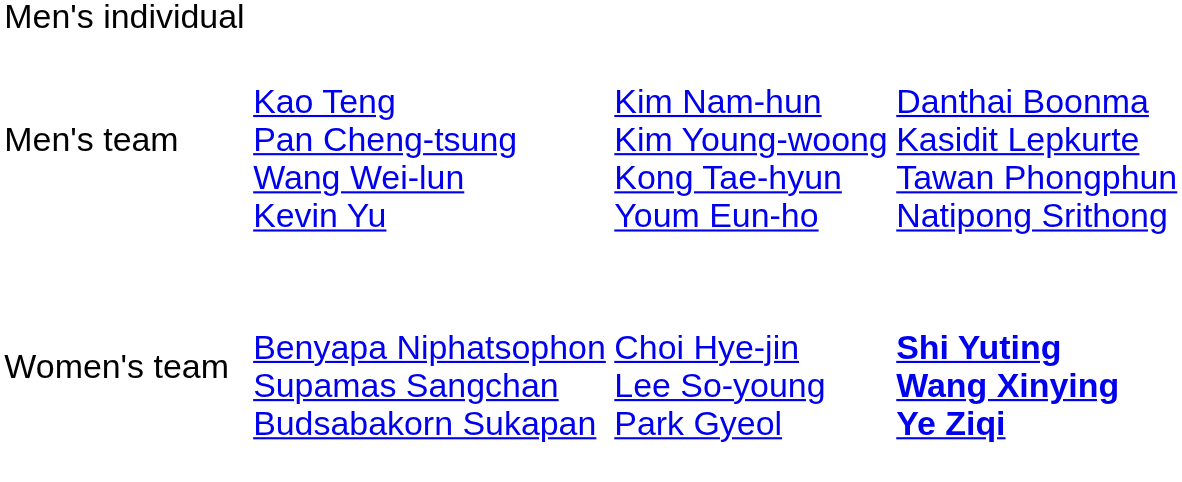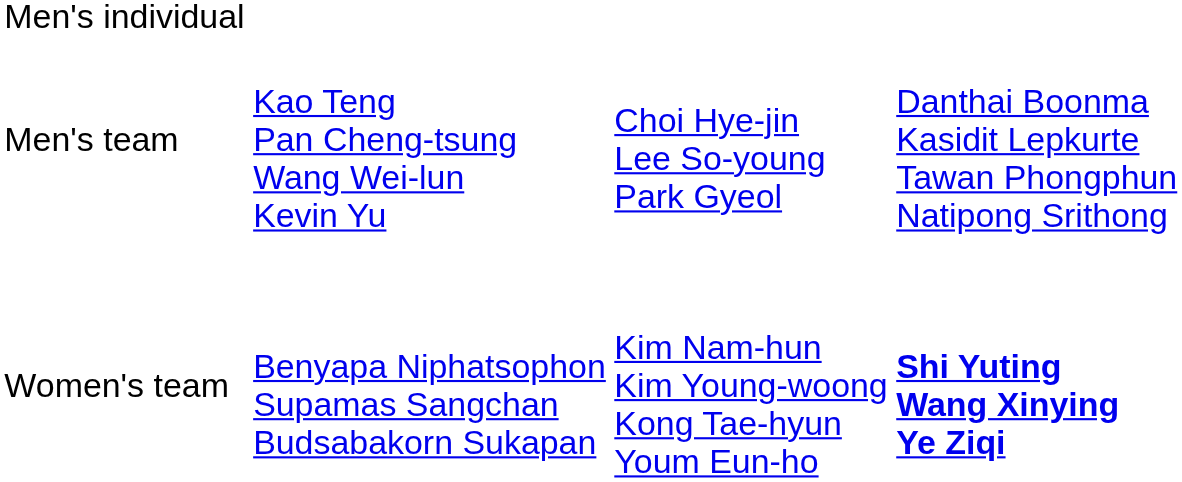(751, 158) Kim Nam-hun Kim Young-woong Kong Tae-hyun Youm Eun-ho -> (720, 158) Choi Hye-jin Lee So-young Park Gyeol
(720, 385) Choi Hye-jin Lee So-young Park Gyeol -> (751, 404) Kim Nam-hun Kim Young-woong Kong Tae-hyun Youm Eun-ho
